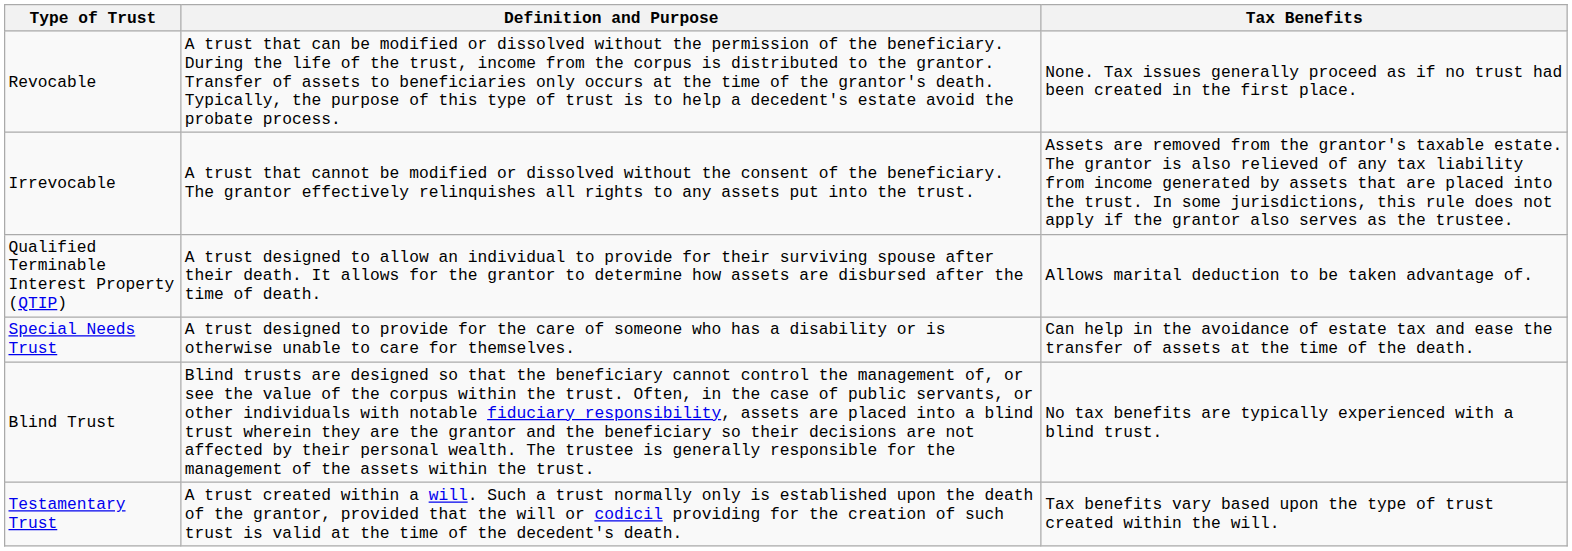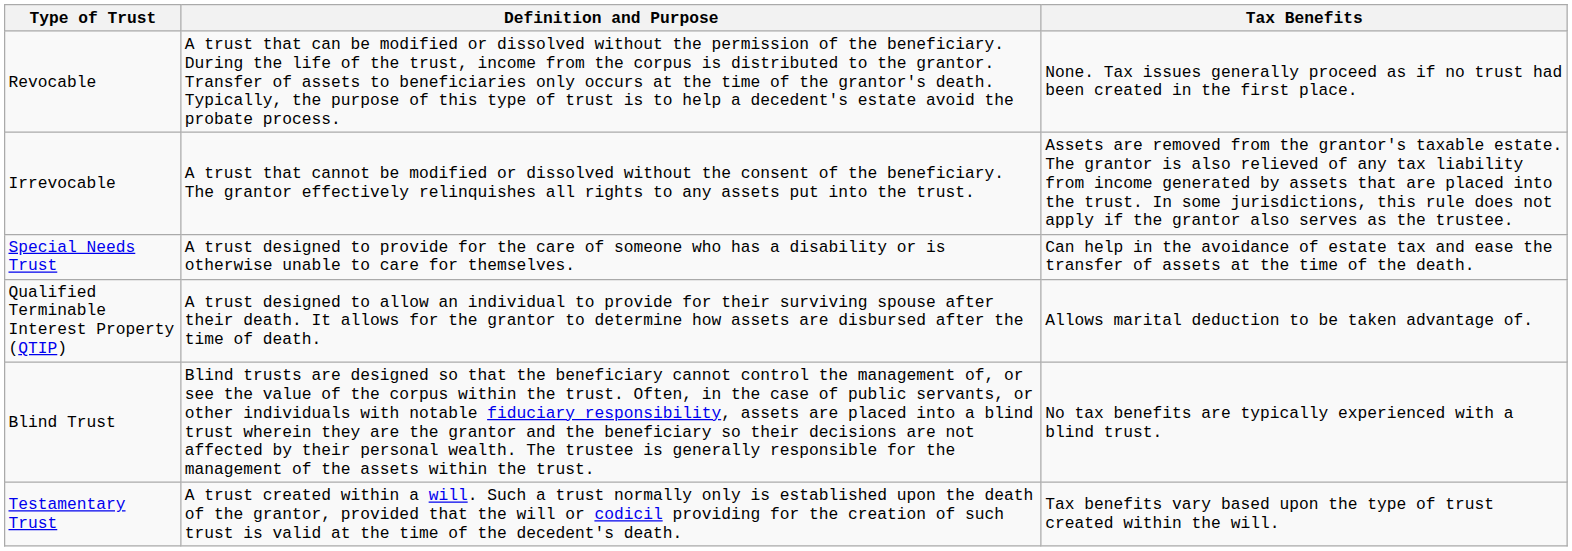rows swapped: (91, 275) <-> (72, 339)
